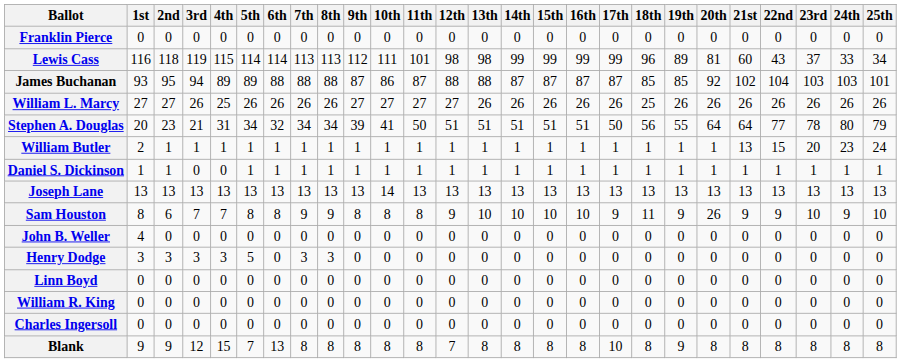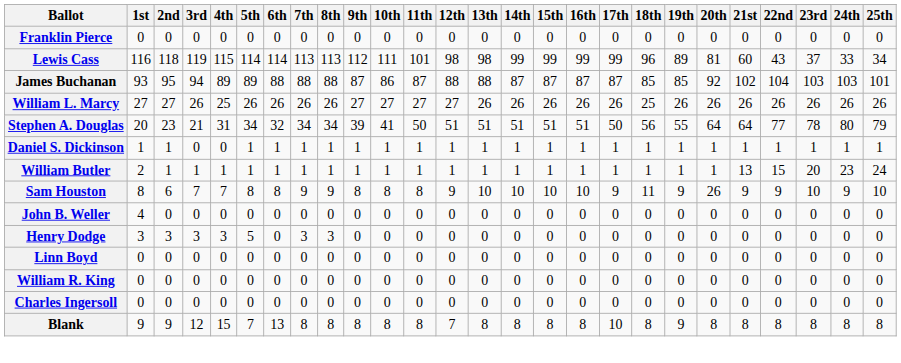rows swapped: (66, 147) <-> (66, 170)
- row: (66, 192)
